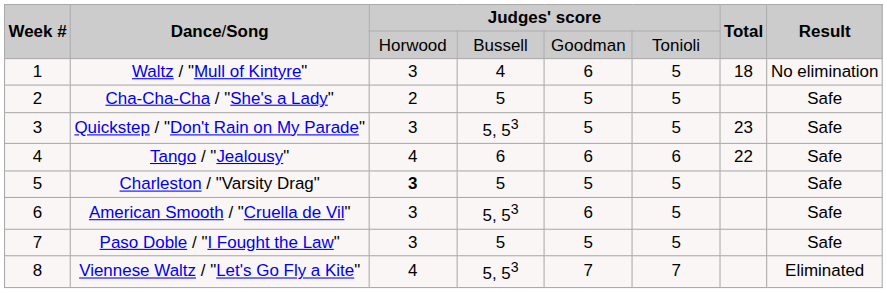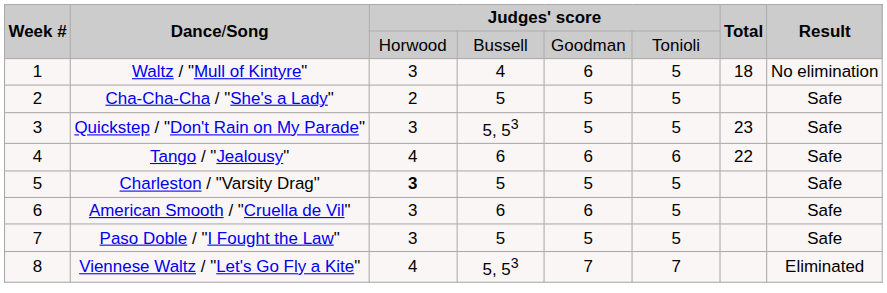(501, 213) 5, 53 -> (501, 210) 6
